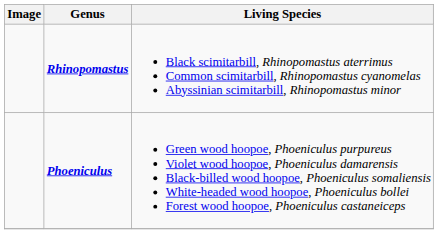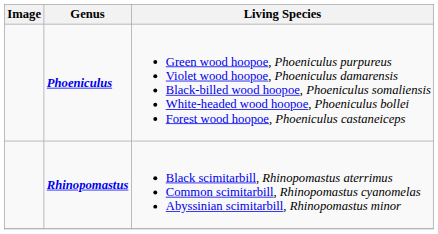rows swapped: (79, 170) <-> (88, 68)
